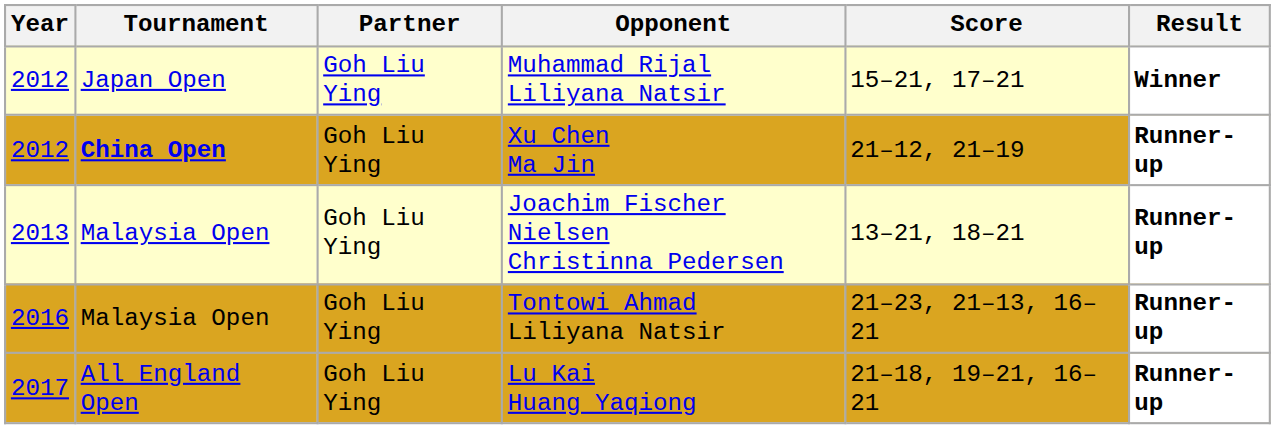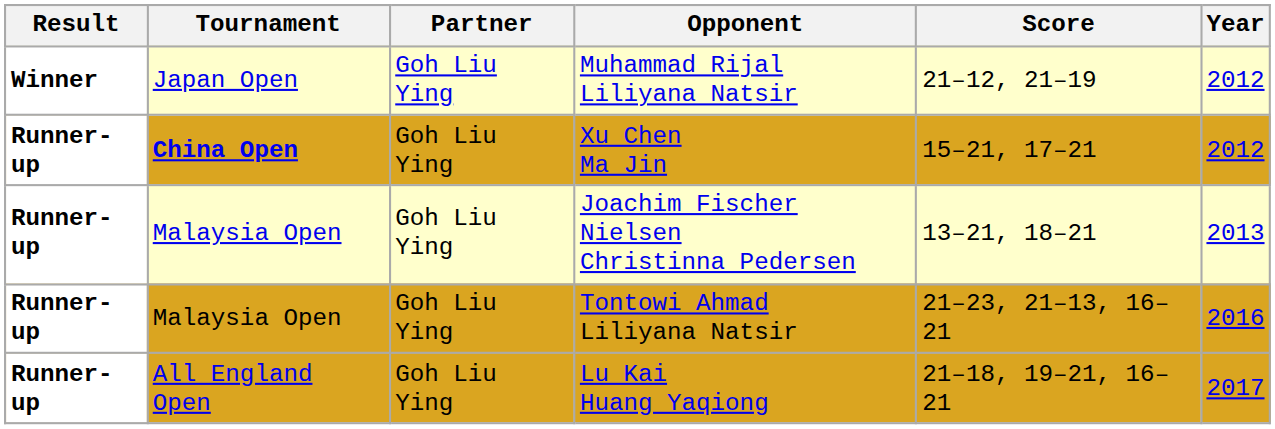columns swapped: (40, 25) <-> (1199, 25)
(937, 80) 15–21, 17–21 -> (1009, 80) 21–12, 21–19
(937, 150) 21–12, 21–19 -> (1009, 150) 15–21, 17–21
